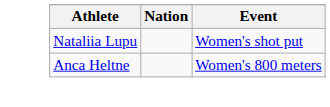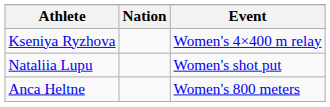+ row: (62, 40)
